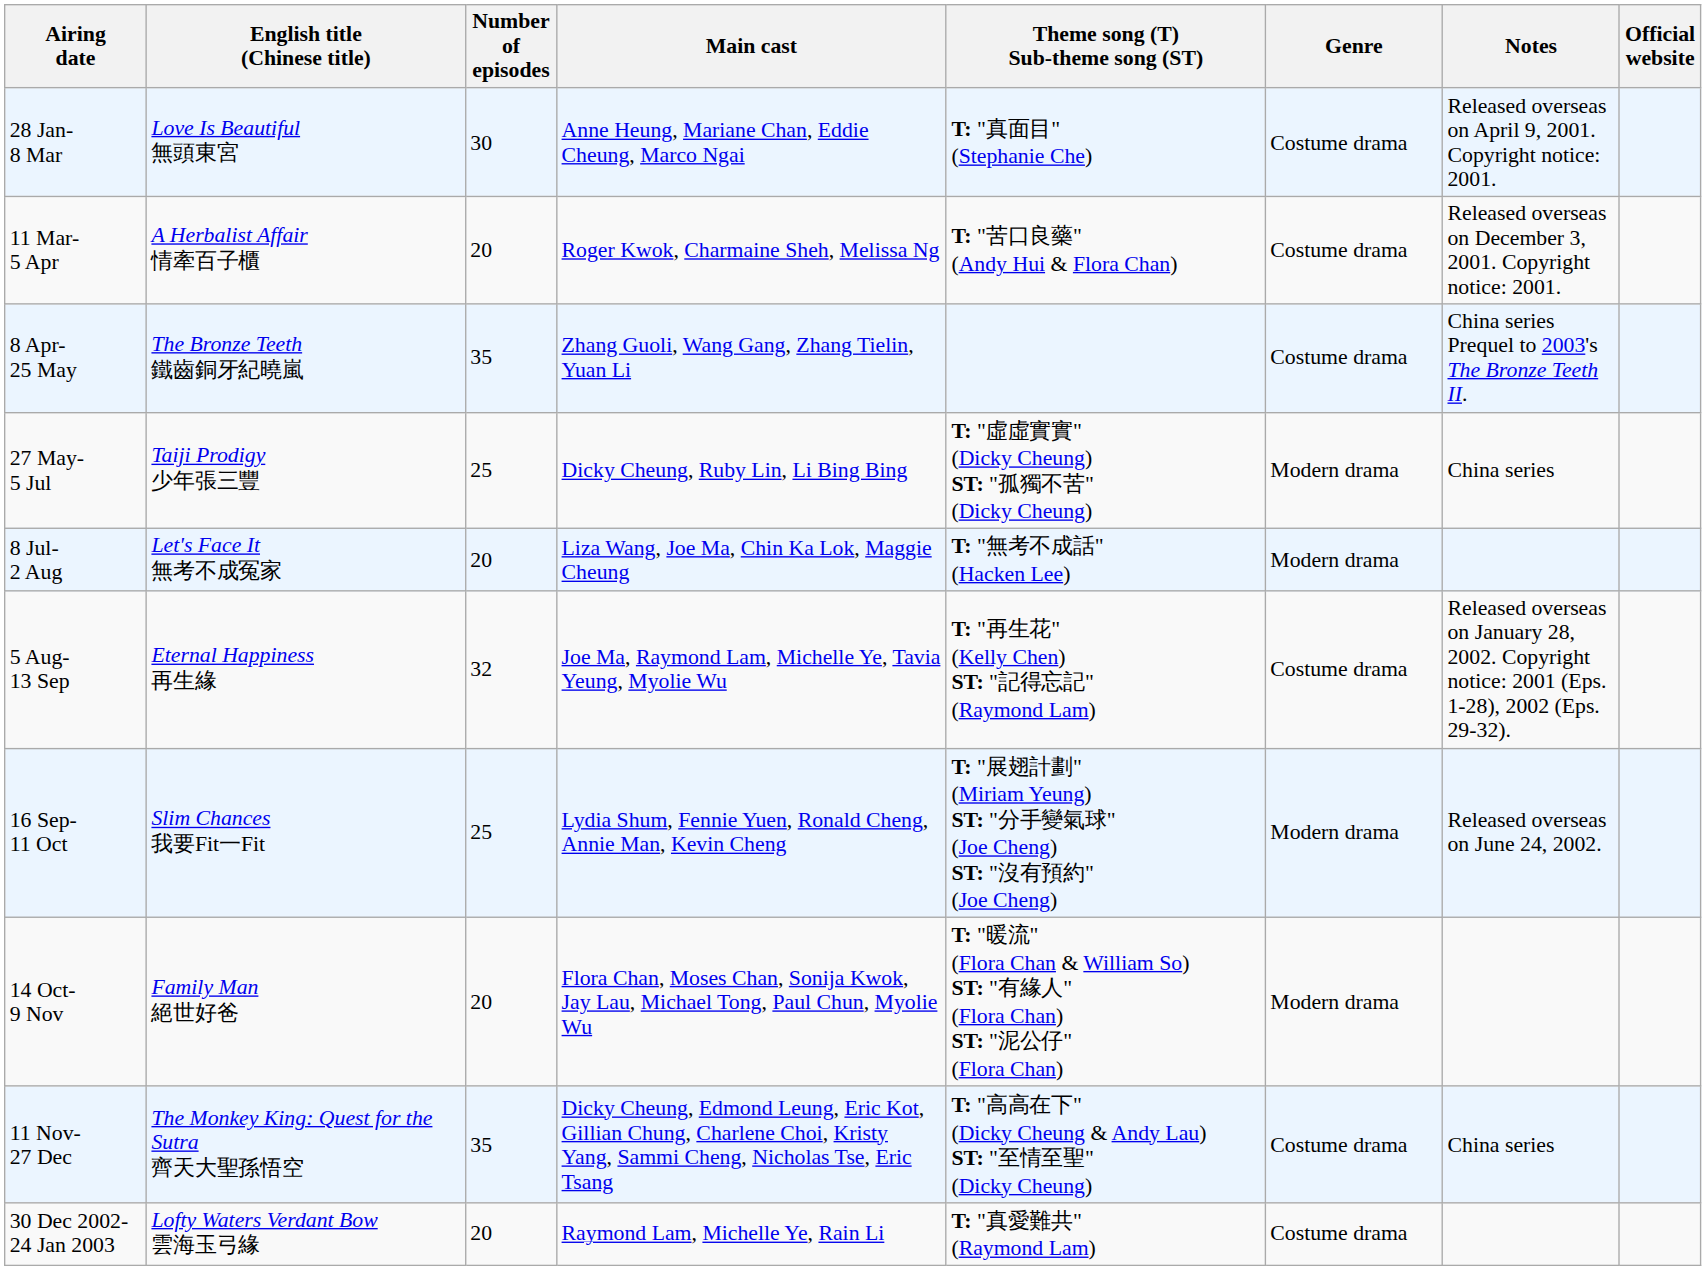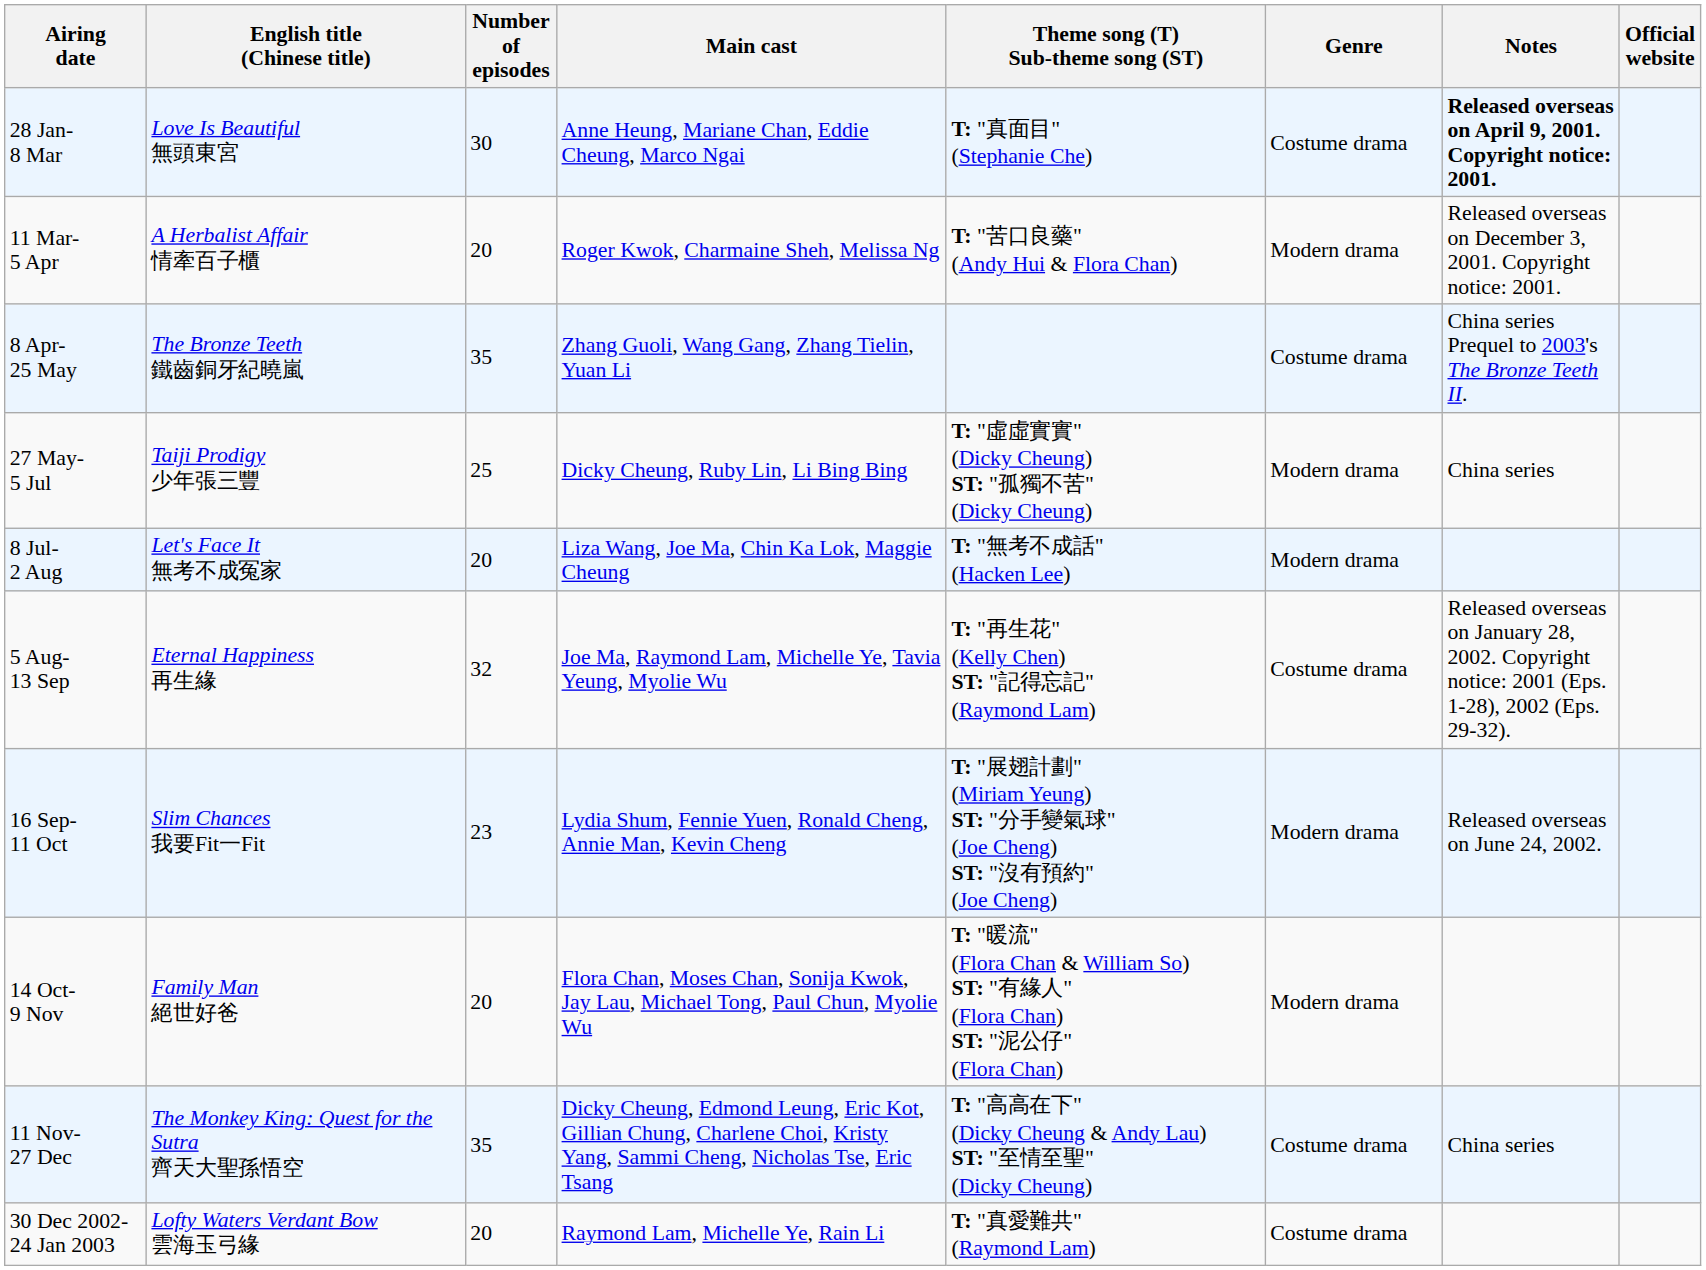(1527, 141) normal -> (1531, 141) bold
(1339, 249) Costume drama -> (1335, 249) Modern drama
(481, 832) 25 -> (481, 832) 23
